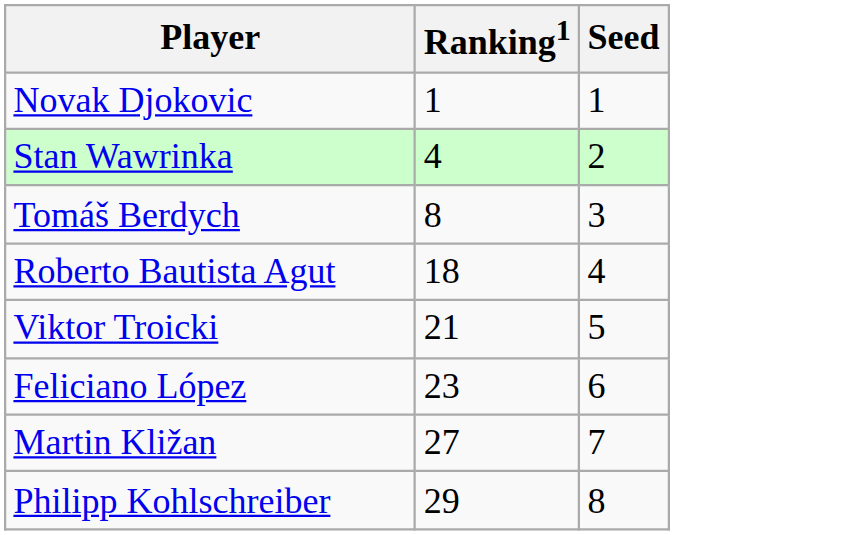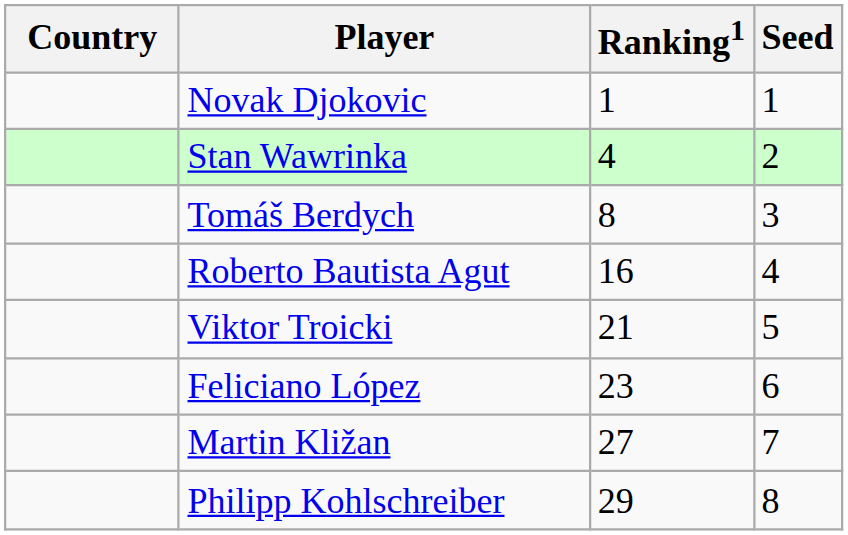+ column: (92, 37)
(442, 271) 18 -> (616, 271) 16
